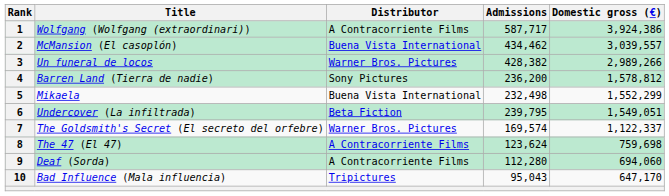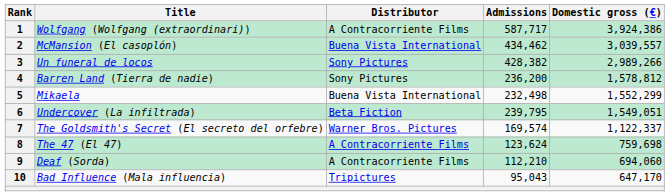(393, 62) Warner Bros. Pictures -> (368, 62) Sony Pictures
(526, 161) 112,280 -> (526, 161) 112,210
